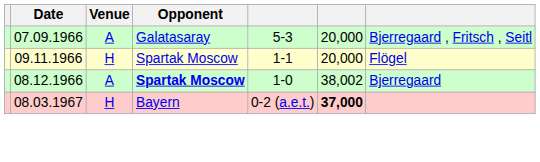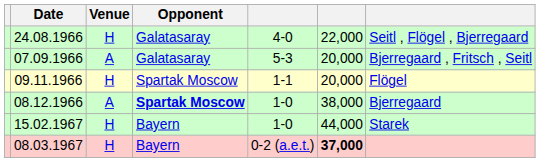+ row: (48, 37)
(342, 80) 38,002 -> (342, 102) 38,000
+ row: (48, 124)
